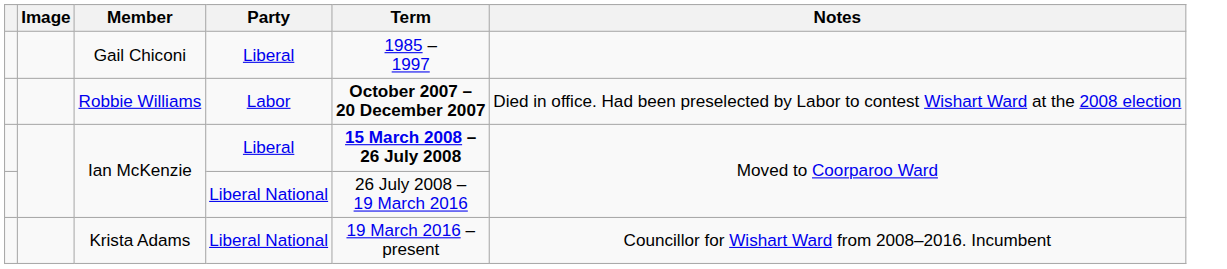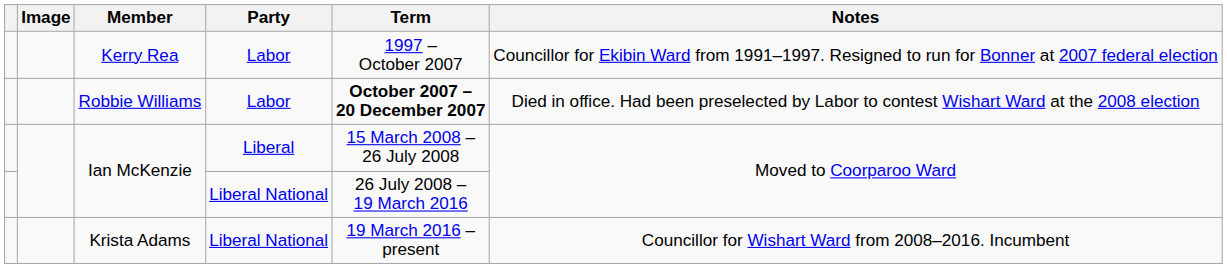- row: (140, 54)
+ row: (140, 54)
(411, 147) bold -> (411, 147) normal
